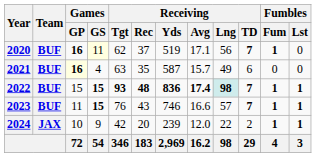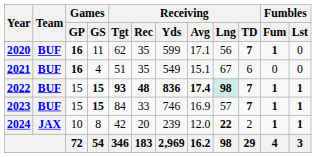(98, 50) lightyellow background -> (98, 50) no background
(144, 50) 37 -> (144, 50) 35
(171, 50) 519 -> (171, 50) 599
(77, 69) lightyellow background -> (77, 69) no background
(120, 69) 63 -> (120, 69) 51
(171, 69) 587 -> (171, 69) 549
(200, 69) 15.7 -> (200, 69) 15.1
(226, 69) 49 -> (226, 69) 67
(77, 106) 11 -> (77, 106) 15
(120, 106) 76 -> (120, 106) 84
(144, 106) 43 -> (144, 106) 33
(200, 106) 16.6 -> (200, 106) 16.9
(98, 124) 9 -> (98, 124) 8
(226, 124) normal -> (226, 124) bold
